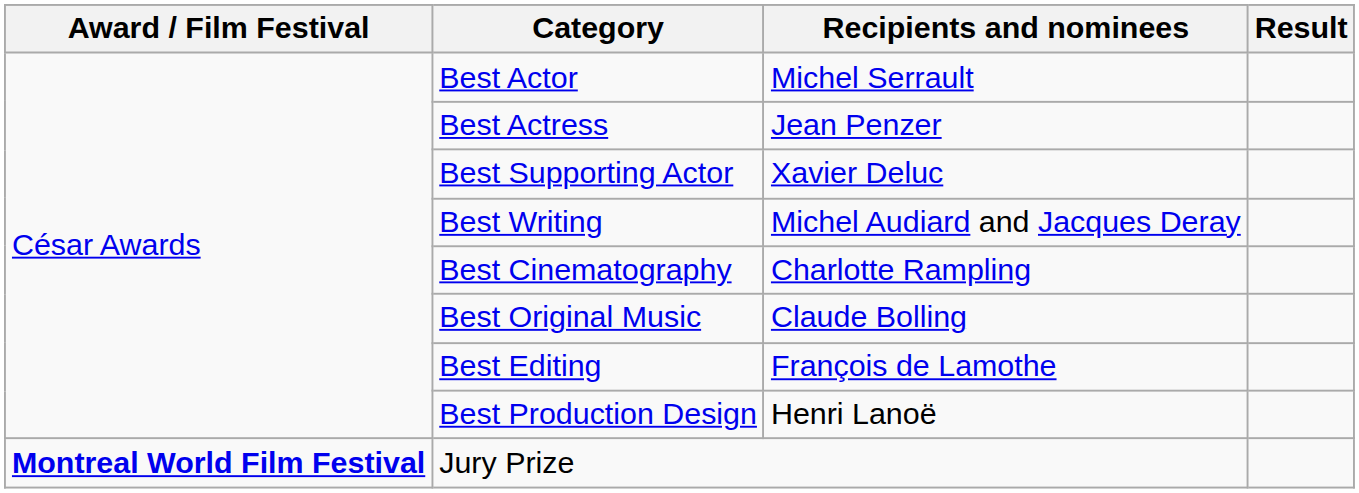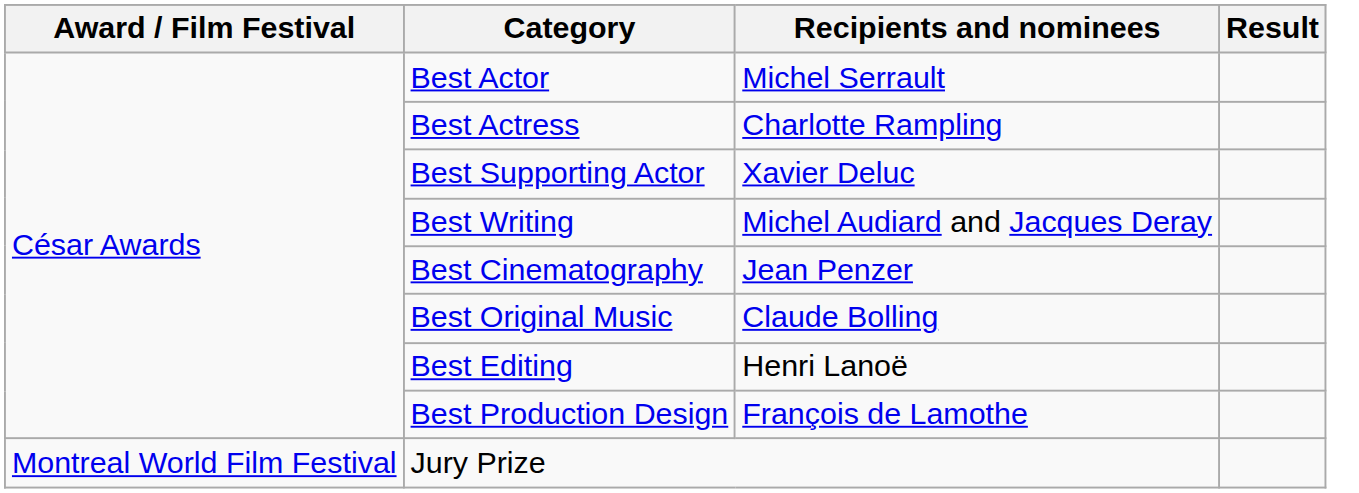(856, 125) Jean Penzer -> (872, 125) Charlotte Rampling
(901, 269) Charlotte Rampling -> (828, 269) Jean Penzer
(914, 366) François de Lamothe -> (825, 366) Henri Lanoë
(854, 414) Henri Lanoë -> (885, 414) François de Lamothe
(219, 462) bold -> (204, 462) normal
